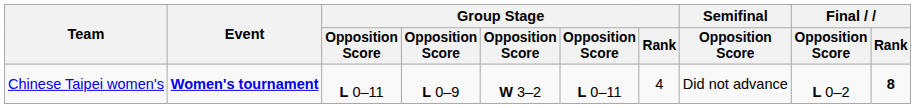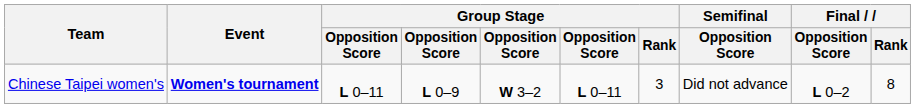(659, 84) 4 -> (659, 84) 3
(891, 84) bold -> (891, 84) normal
